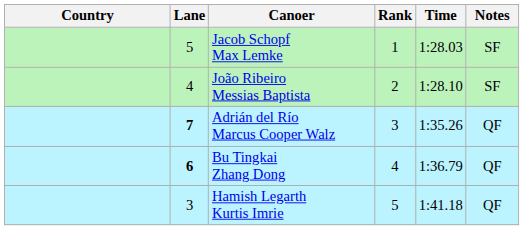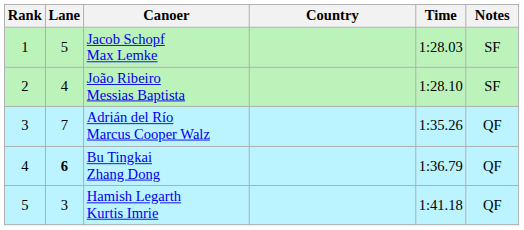columns swapped: (395, 16) <-> (87, 16)
(190, 126) bold -> (64, 126) normal
